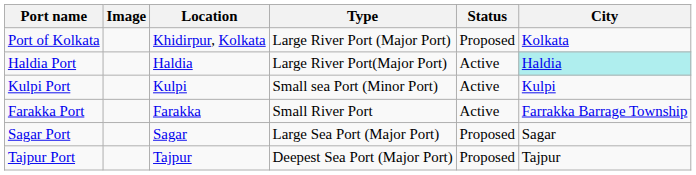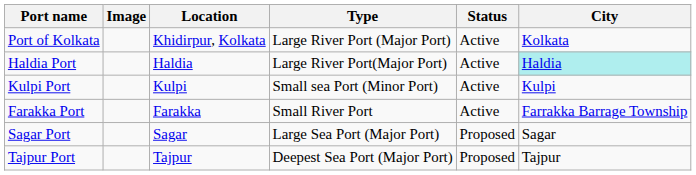(487, 39) Proposed -> (479, 39) Active
